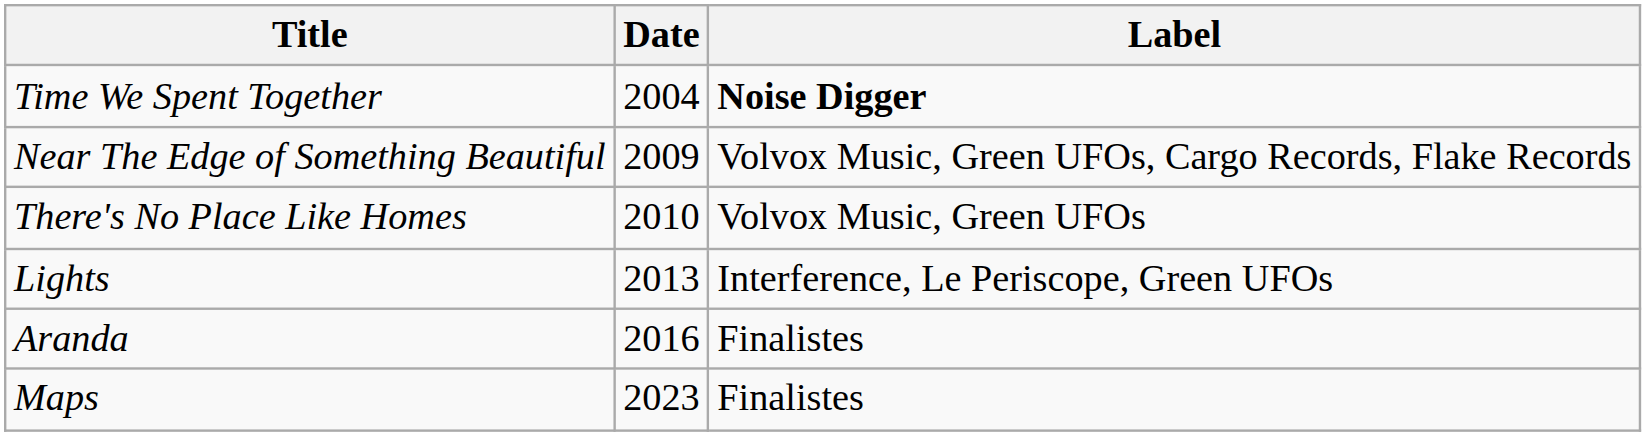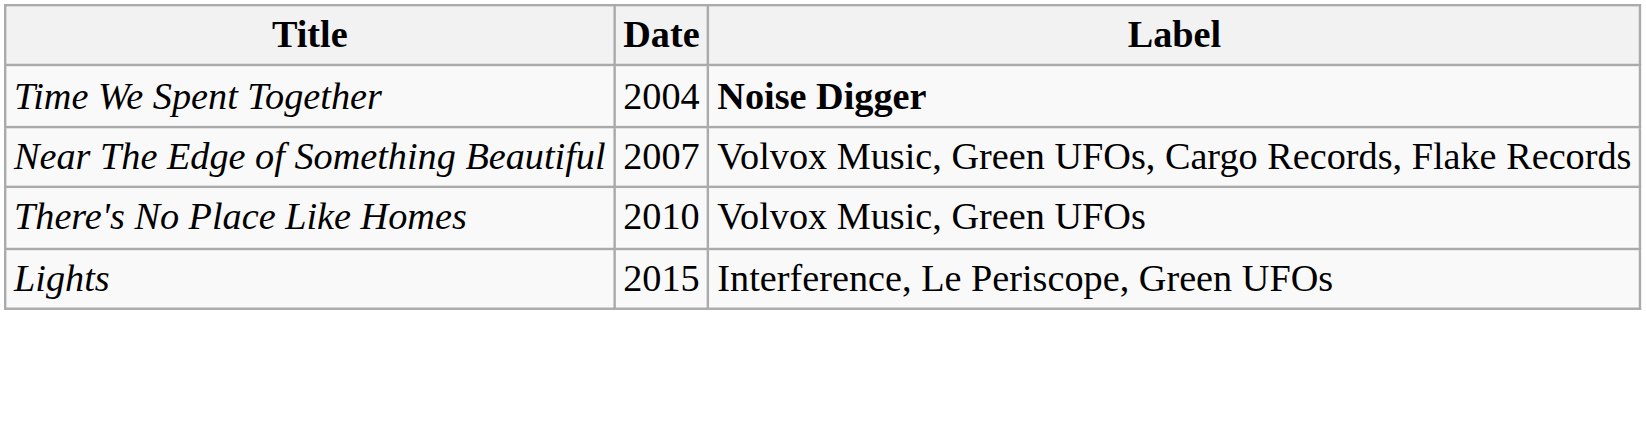(661, 156) 2009 -> (661, 156) 2007
(661, 277) 2013 -> (661, 277) 2015
- row: (71, 338)
- row: (57, 398)
